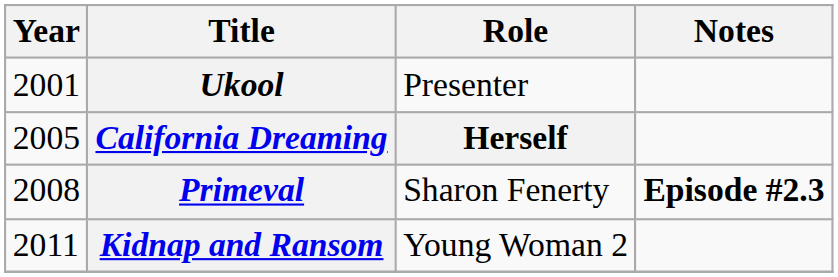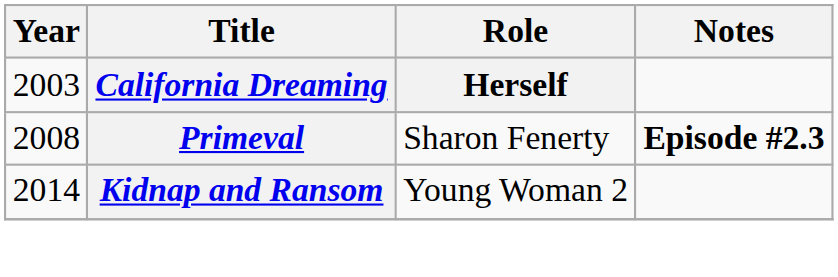- row: (242, 84)
(46, 137) 2005 -> (46, 84) 2003
(46, 244) 2011 -> (46, 191) 2014
